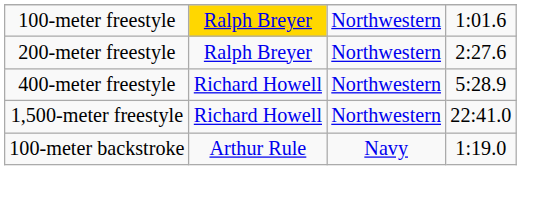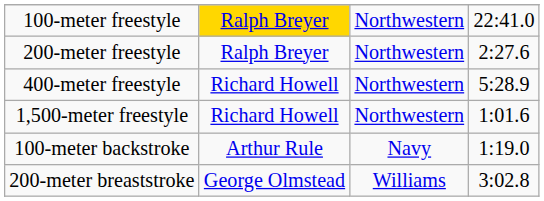(481, 20) 1:01.6 -> (504, 20) 22:41.0
(481, 116) 22:41.0 -> (504, 116) 1:01.6
+ row: (102, 180)
